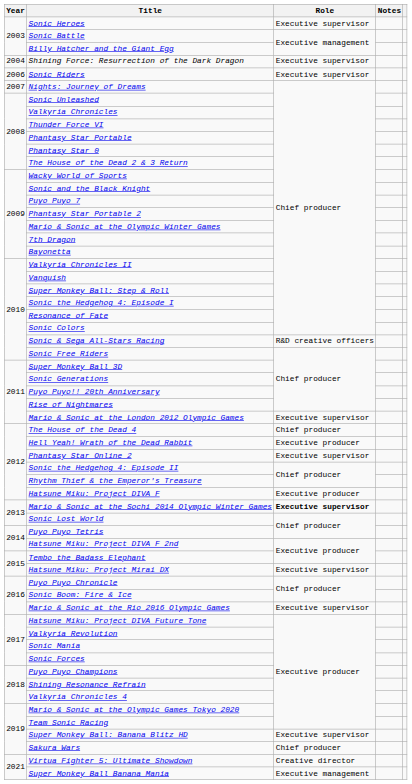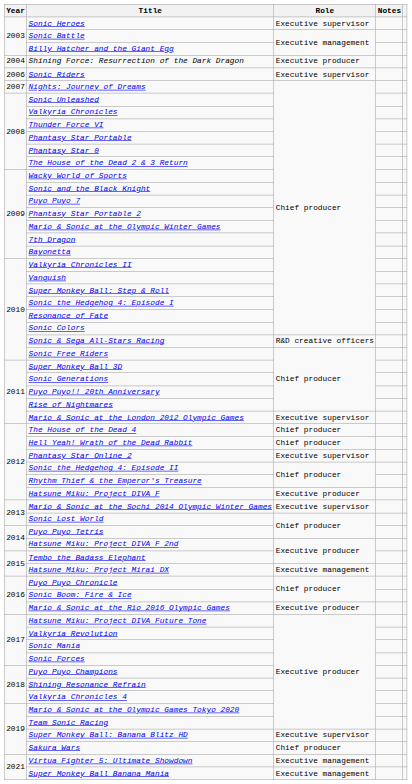(323, 62) Executive supervisor -> (318, 62) Executive producer
(318, 443) Executive producer -> (308, 443) Chief producer
(323, 506) bold -> (323, 506) normal
(323, 570) Executive supervisor -> (323, 570) Executive management
(323, 608) Executive supervisor -> (318, 608) Executive producer
(316, 761) Creative director -> (323, 761) Executive management
